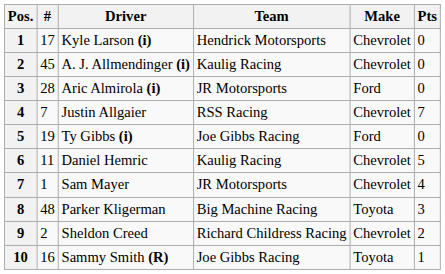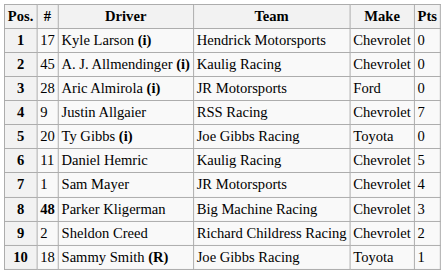(44, 112) 7 -> (44, 112) 9
(47, 137) 19 -> (47, 137) 20
(367, 137) Ford -> (373, 137) Toyota
(47, 209) normal -> (47, 209) bold
(373, 209) Toyota -> (382, 209) Chevrolet
(47, 257) 16 -> (47, 257) 18
